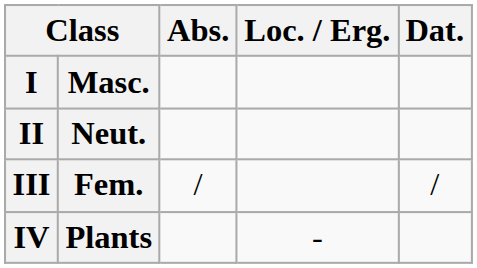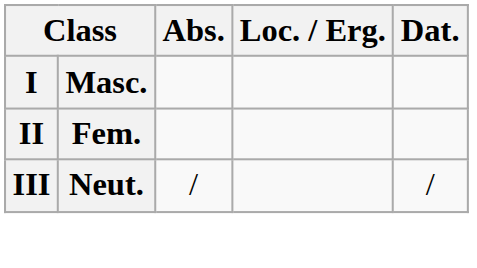(109, 133) Neut. -> (106, 133) Fem.
(109, 184) Fem. -> (106, 184) Neut.
- row: (31, 236)
